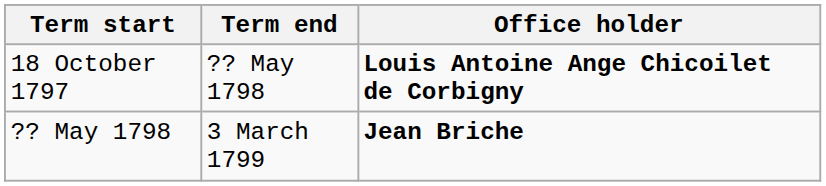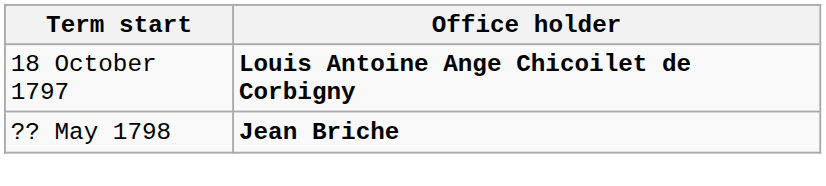- column: (279, 25)
